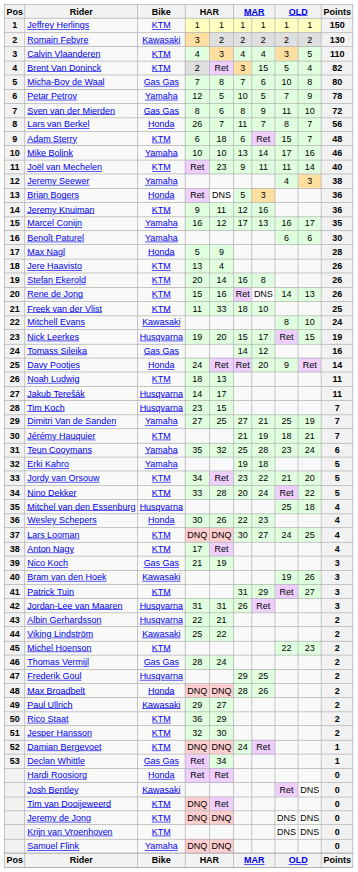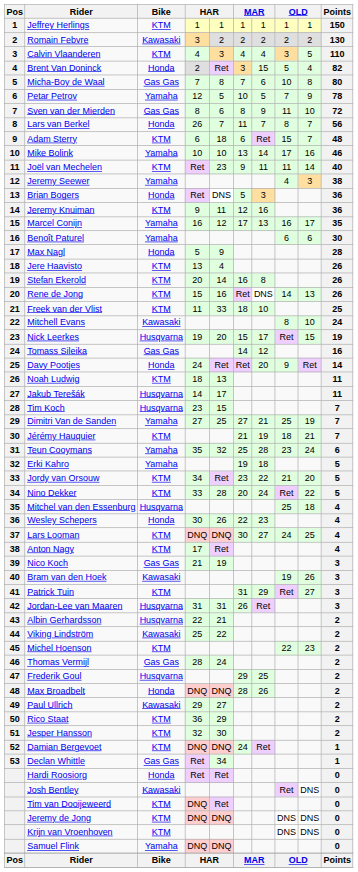(161, 68) KTM -> (161, 68) Honda
